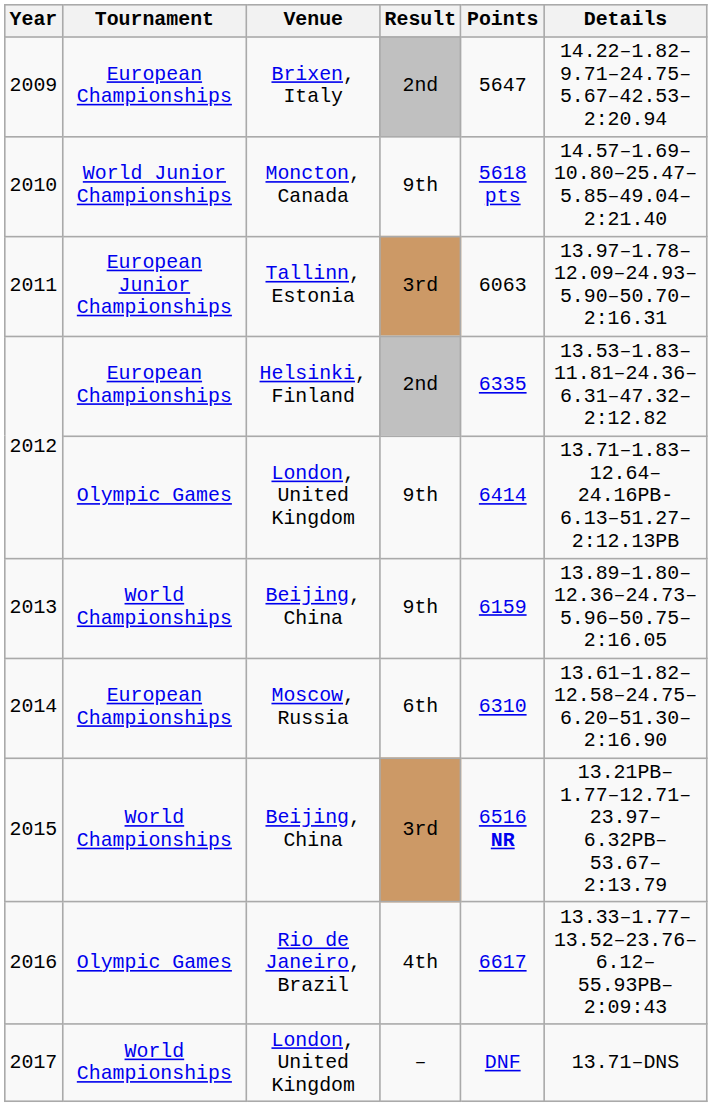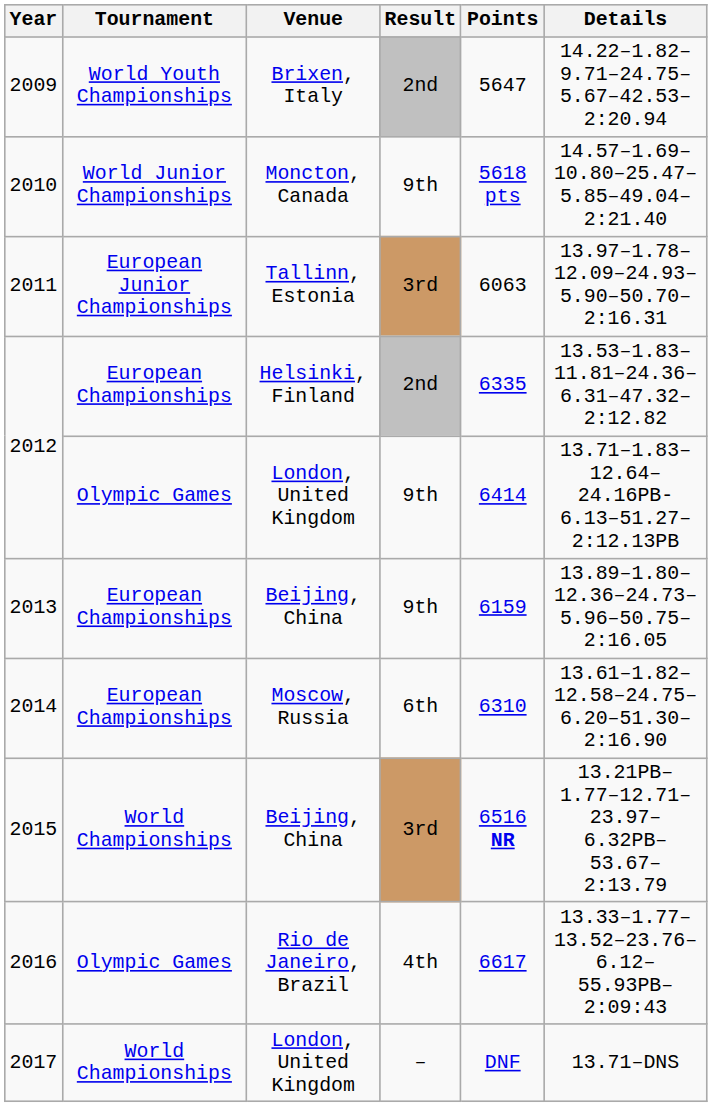(154, 87) European Championships -> (154, 87) World Youth Championships
(154, 608) World Championships -> (154, 608) European Championships
